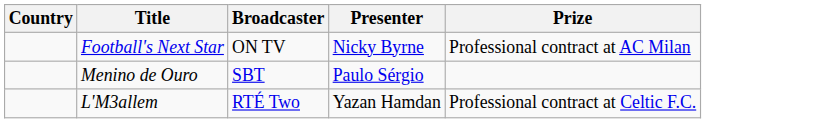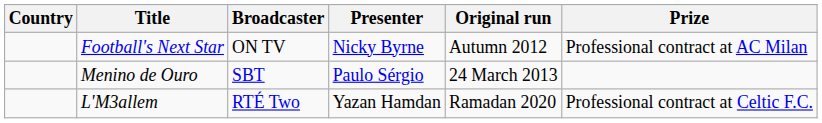+ column: (503, 18)
